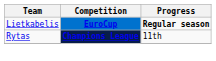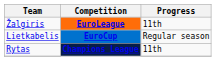+ row: (25, 24)
(176, 24) bold -> (176, 37) normal
